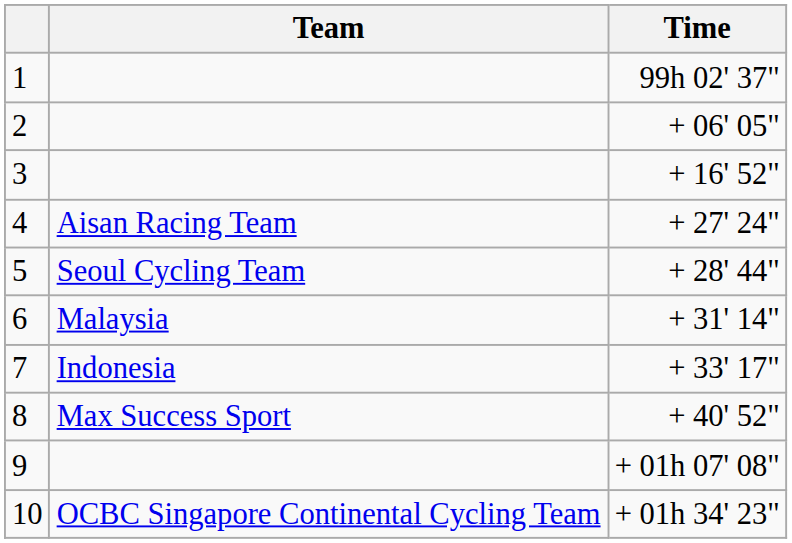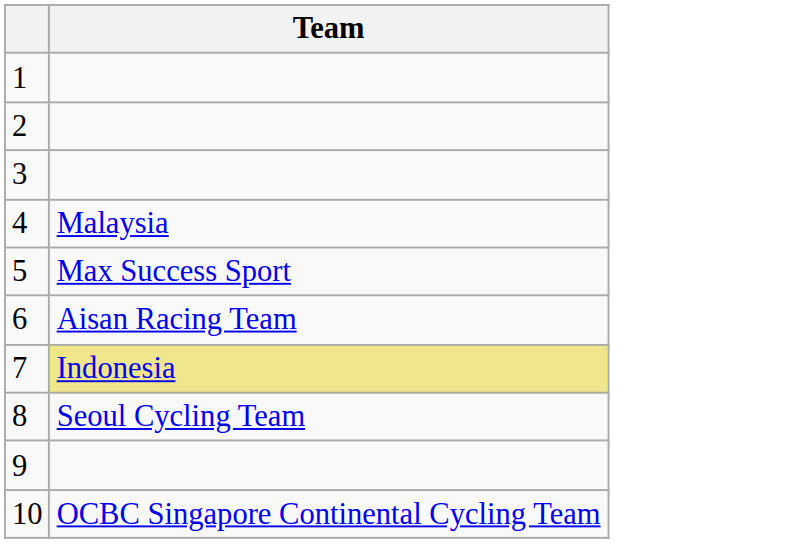- column: (697, 28)
(177, 222) Aisan Racing Team -> (113, 222) Malaysia
(181, 271) Seoul Cycling Team -> (174, 271) Max Success Sport
(113, 319) Malaysia -> (177, 319) Aisan Racing Team
(116, 367) no background -> (116, 367) khaki background
(174, 416) Max Success Sport -> (181, 416) Seoul Cycling Team
